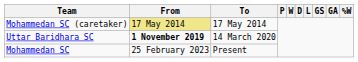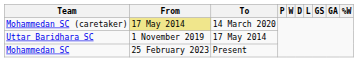(240, 24) 17 May 2014 -> (244, 24) 14 March 2020
(168, 37) bold -> (168, 37) normal
(244, 37) 14 March 2020 -> (240, 37) 17 May 2014
